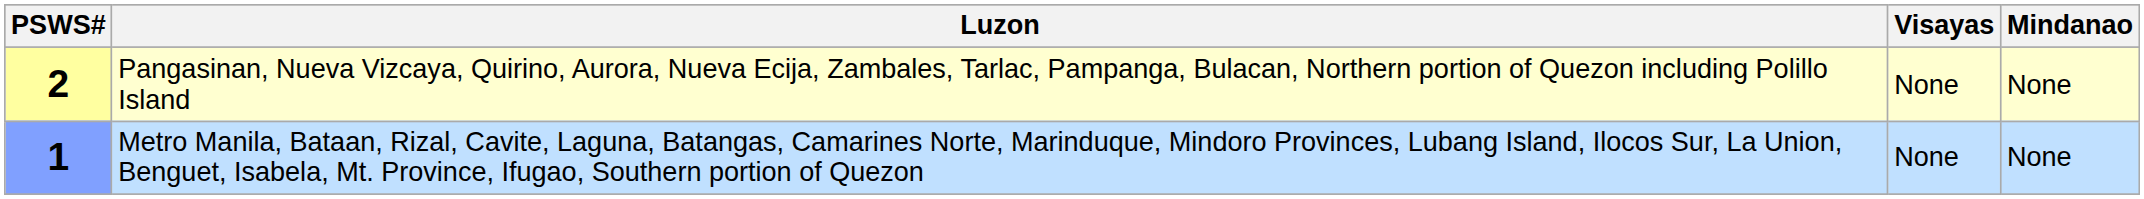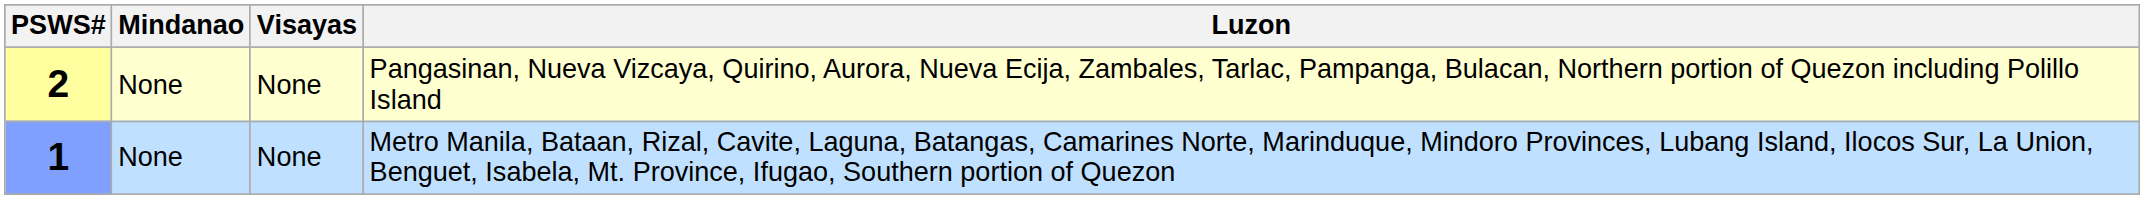columns swapped: (1000, 25) <-> (2070, 25)
